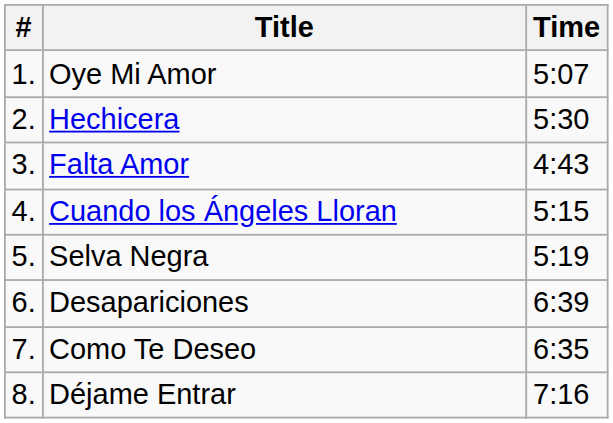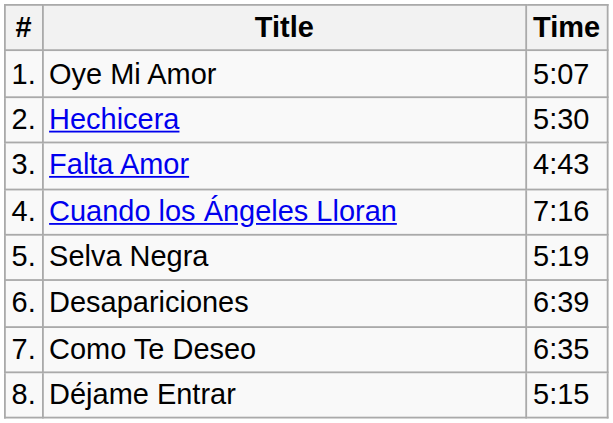(561, 211) 5:15 -> (561, 211) 7:16
(561, 394) 7:16 -> (561, 394) 5:15
